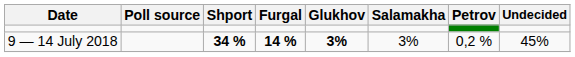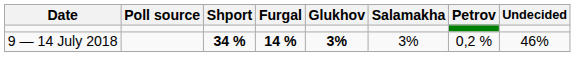(535, 42) 45% -> (535, 42) 46%
